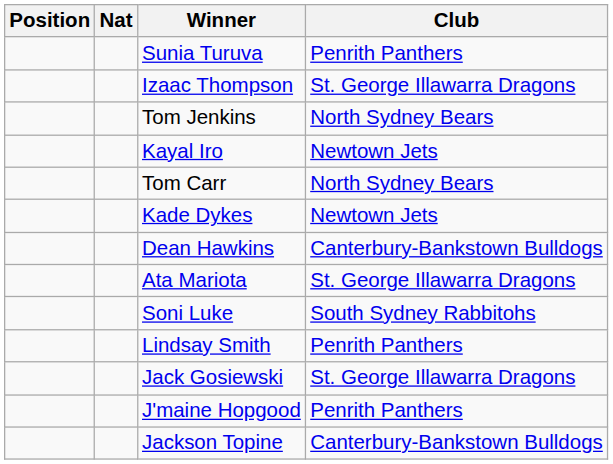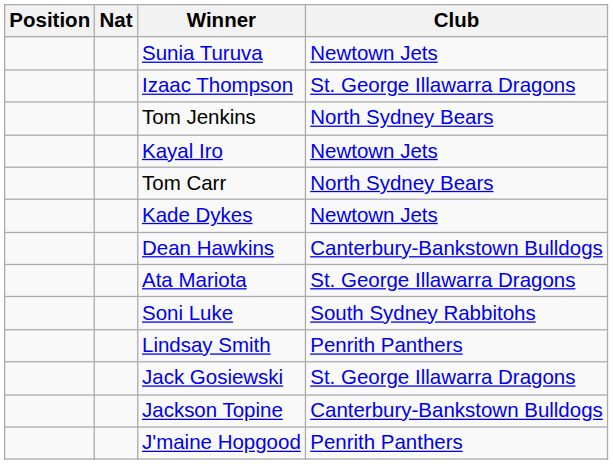(386, 53) Penrith Panthers -> (374, 53) Newtown Jets
rows swapped: (212, 442) <-> (221, 410)
